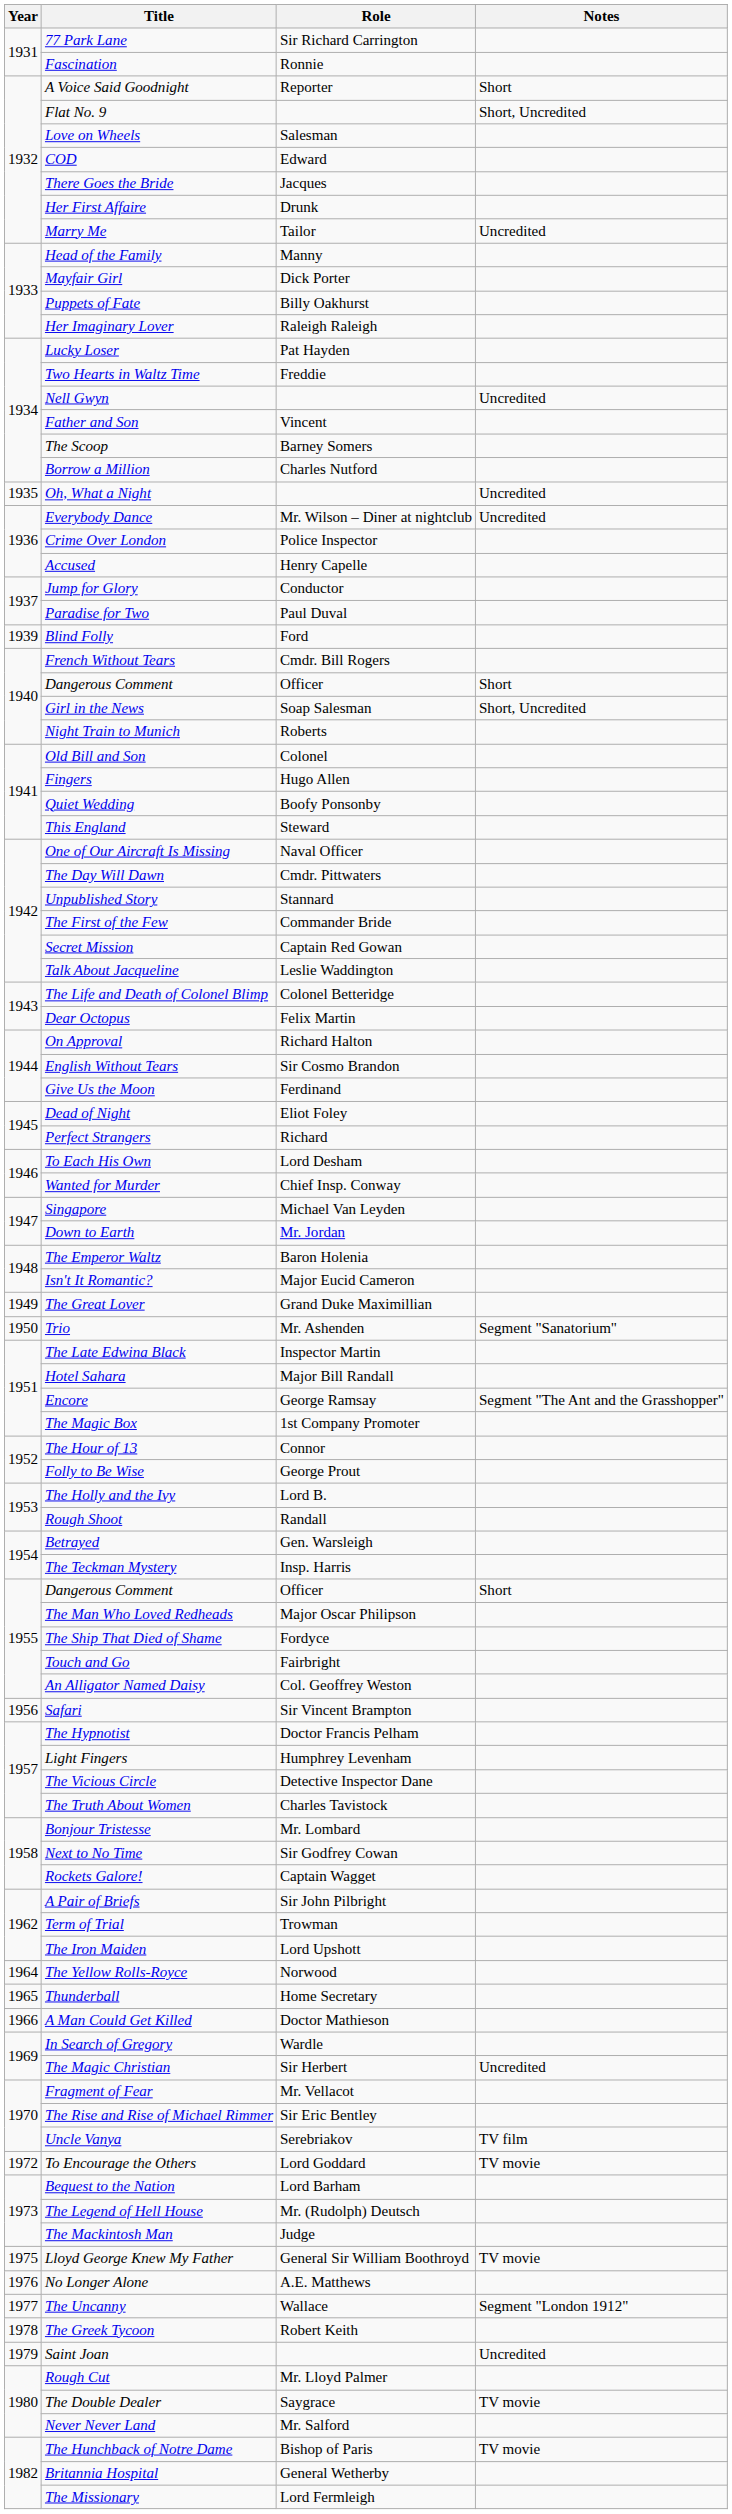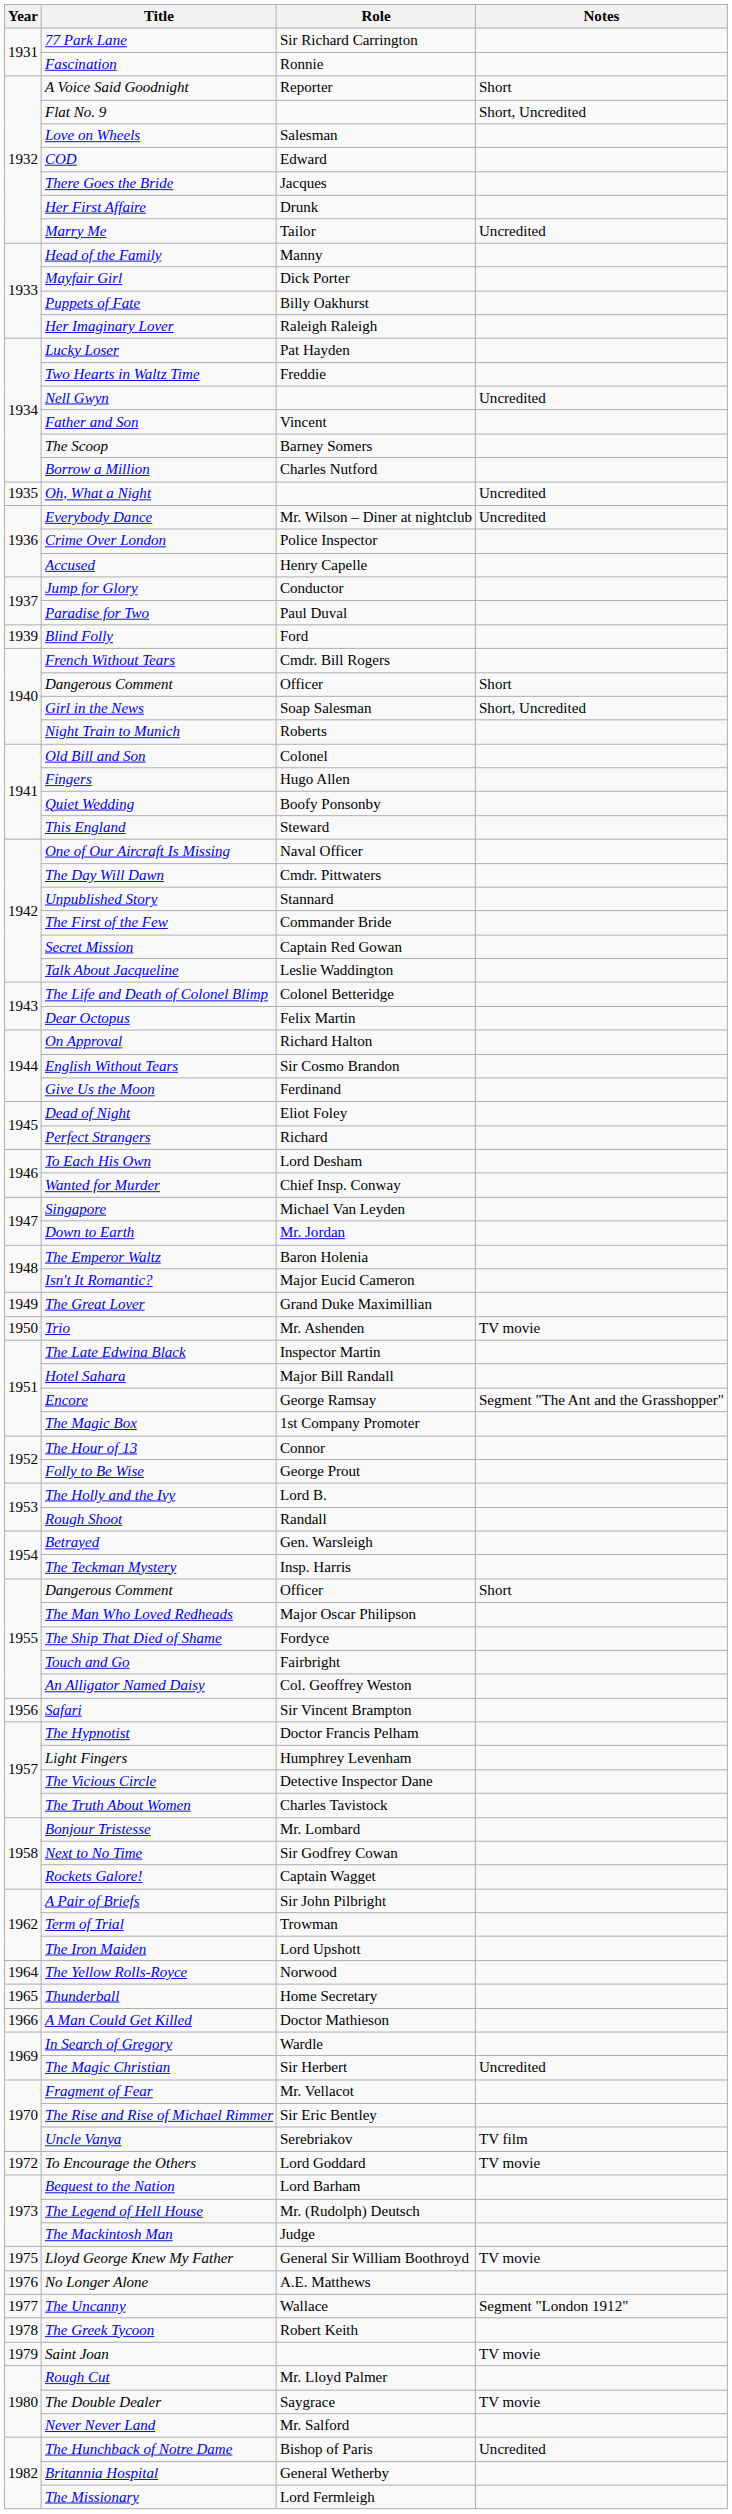(548, 1328) Segment "Sanatorium" -> (510, 1328) TV movie
(512, 2353) Uncredited -> (510, 2353) TV movie
(510, 2449) TV movie -> (512, 2449) Uncredited
